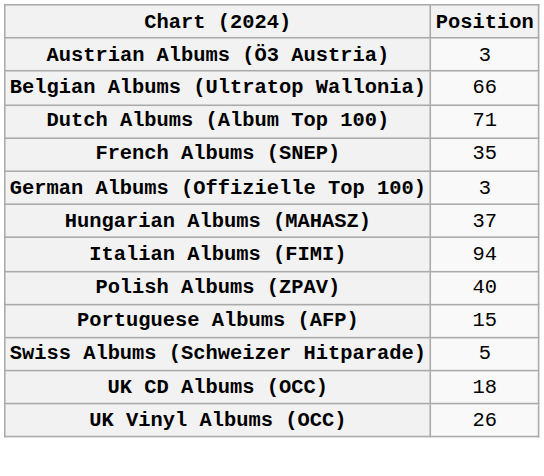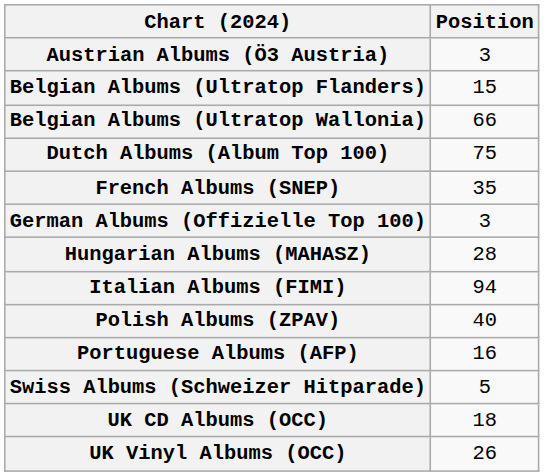+ row: (218, 88)
(485, 121) 71 -> (485, 154) 75
(485, 221) 37 -> (485, 254) 28
(485, 321) 15 -> (485, 354) 16
